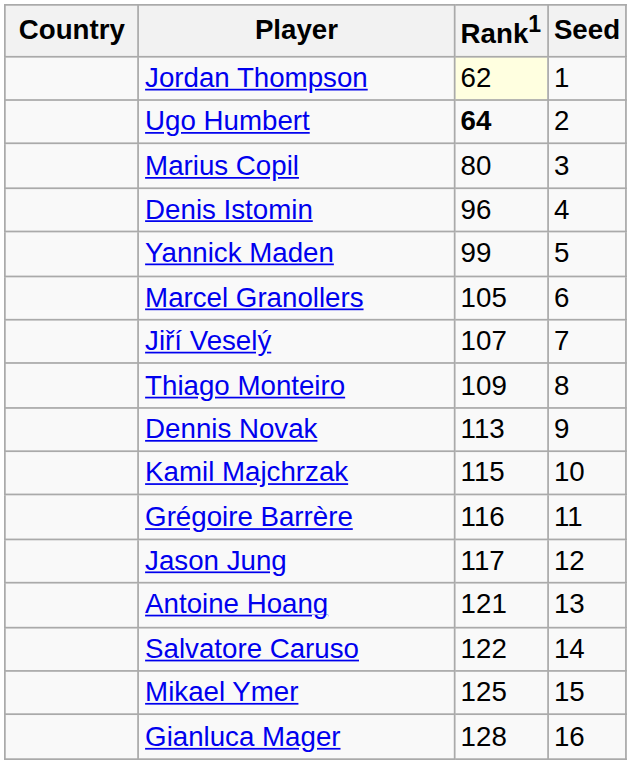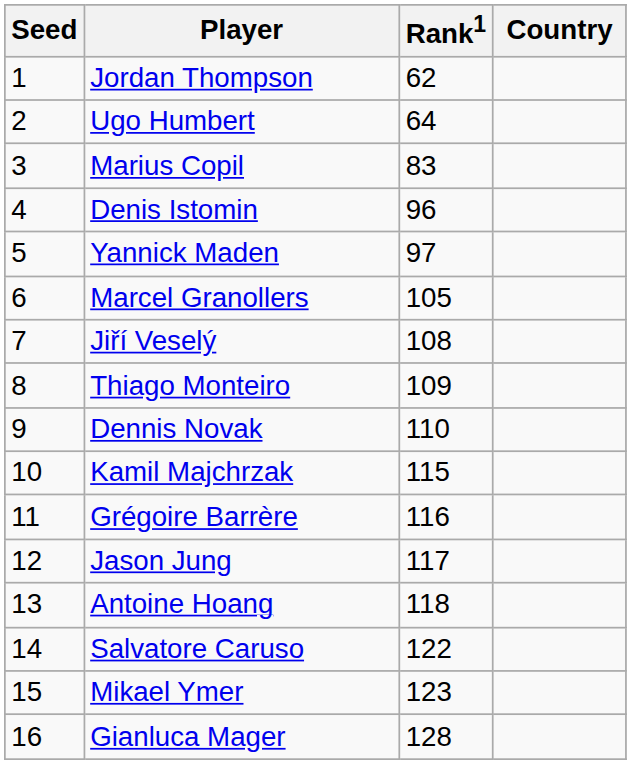columns swapped: (72, 30) <-> (587, 30)
(476, 77) lightyellow background -> (421, 77) no background
(476, 121) bold -> (421, 121) normal
(476, 165) 80 -> (421, 165) 83
(476, 253) 99 -> (421, 253) 97
(484, 341) 107 -> (429, 341) 108
(483, 429) 113 -> (428, 429) 110
(484, 604) 121 -> (428, 604) 118
(484, 692) 125 -> (429, 692) 123
